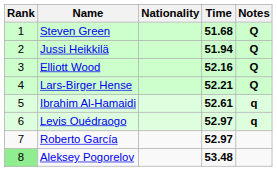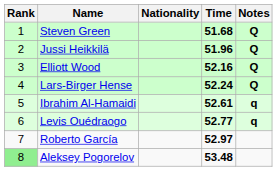(219, 49) 51.94 -> (219, 49) 51.96
(219, 85) 52.21 -> (219, 85) 52.24
(219, 121) 52.97 -> (219, 121) 52.77
